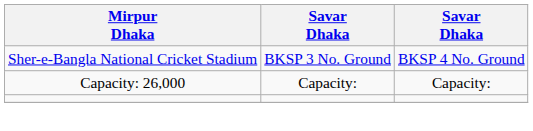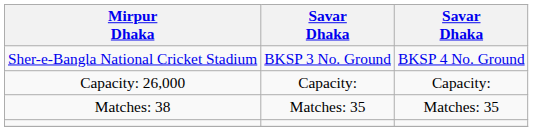+ row: (133, 107)
